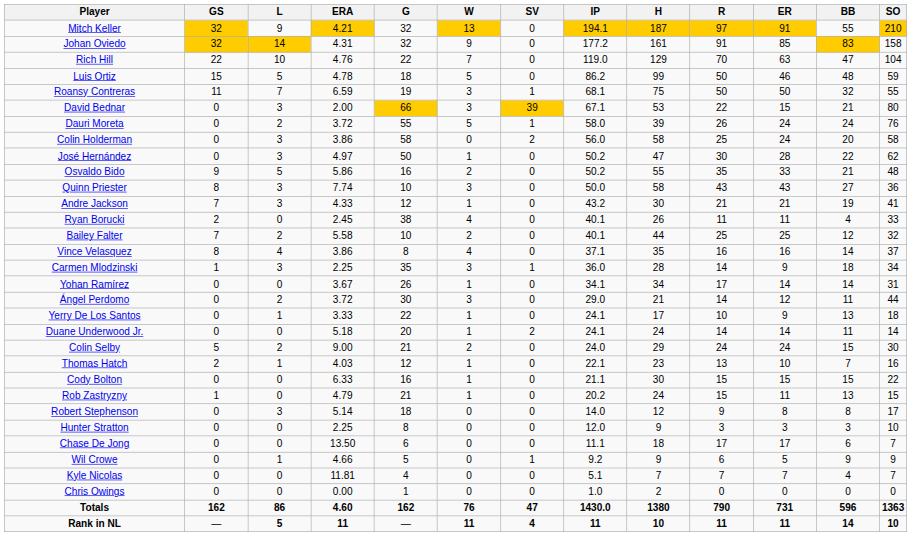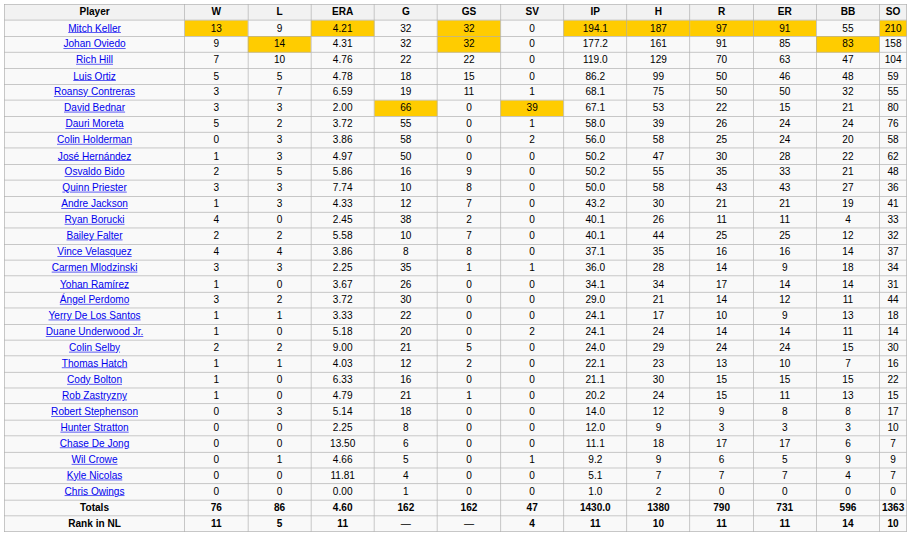columns swapped: (469, 12) <-> (216, 12)
